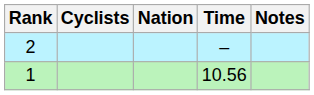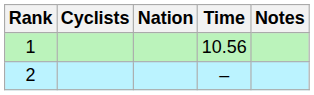rows swapped: (31, 75) <-> (31, 47)
